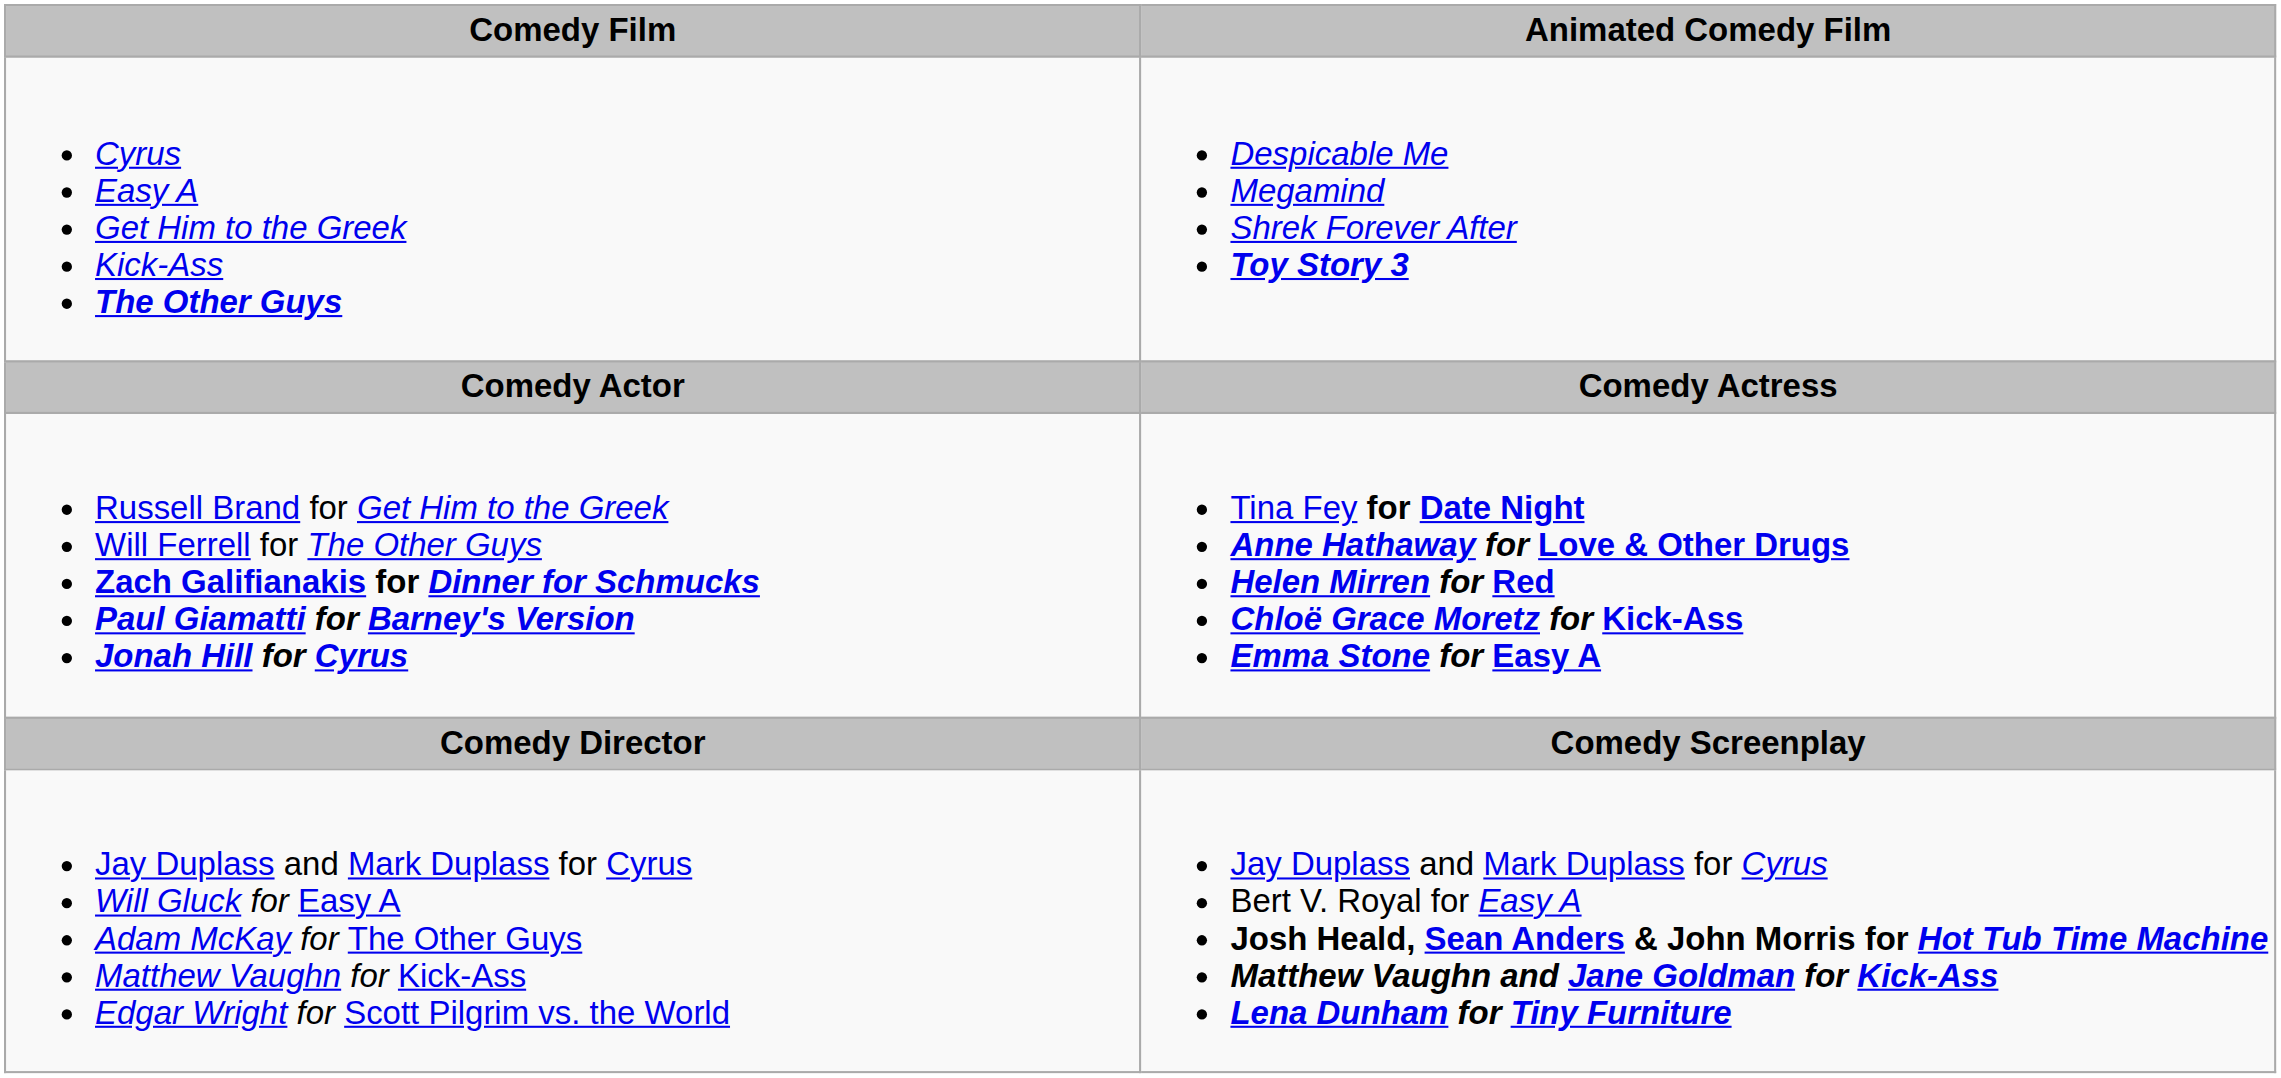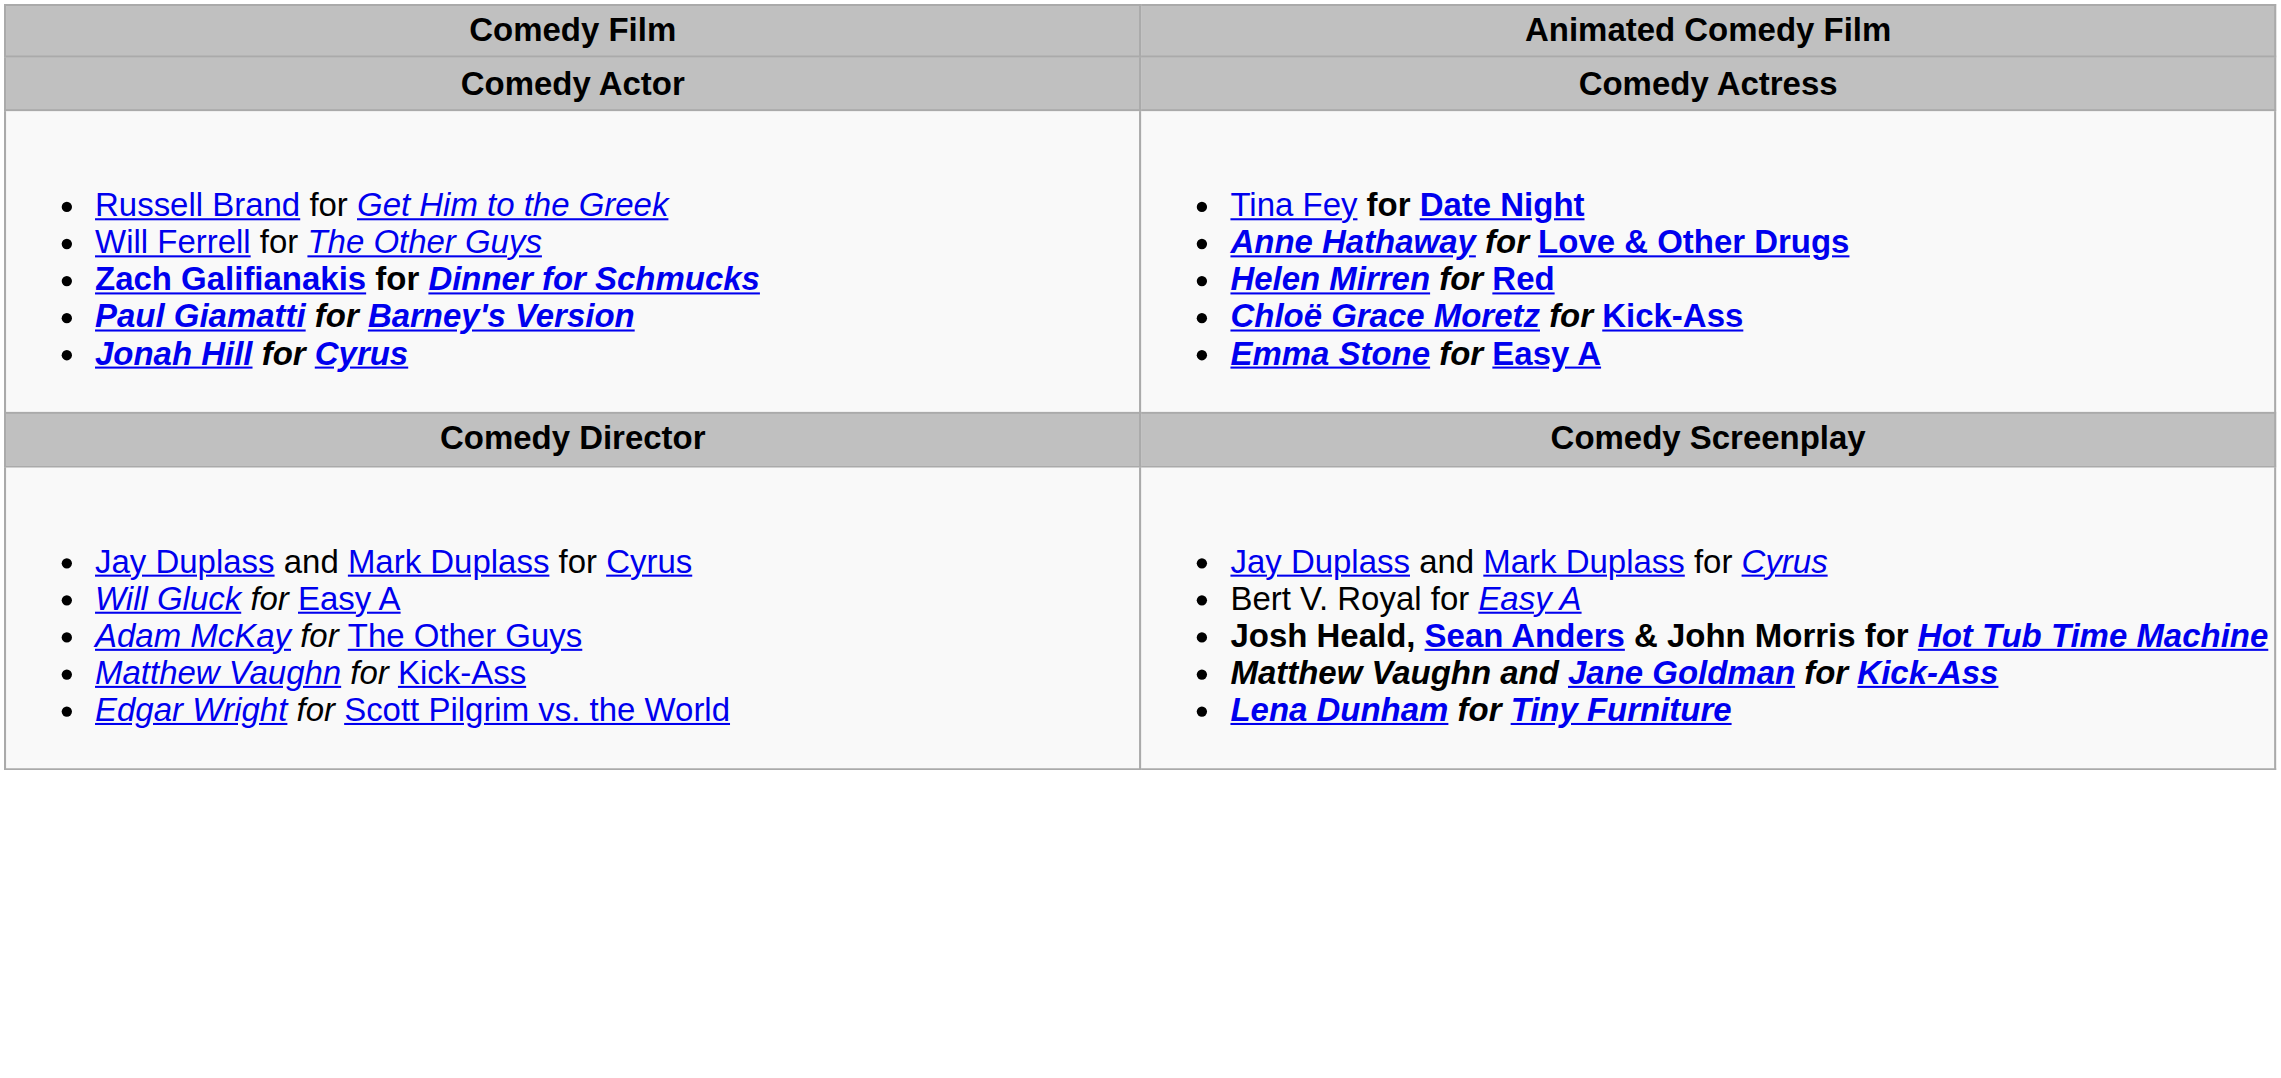- row: (573, 228)
